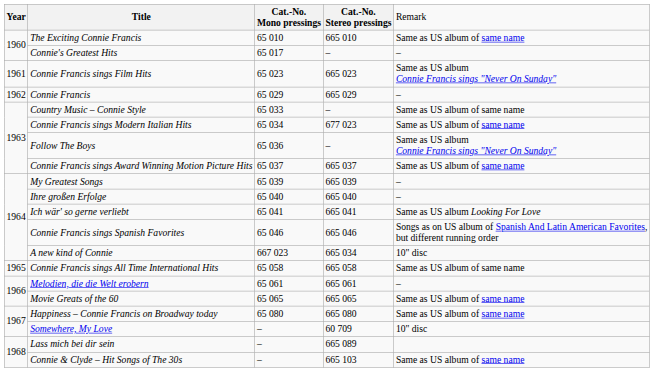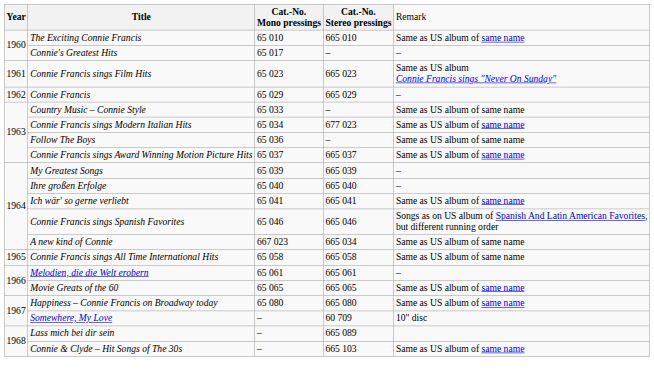(476, 145) Same as US album Connie Francis sings "Never On Sunday" -> (460, 140) Same as US album of same name
(468, 211) Same as US album Looking For Love -> (460, 201) Same as US album of same name
(412, 253) 10" disc -> (460, 242) Same as US album of same name
